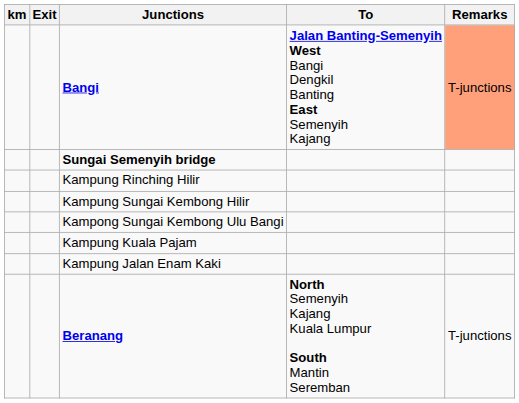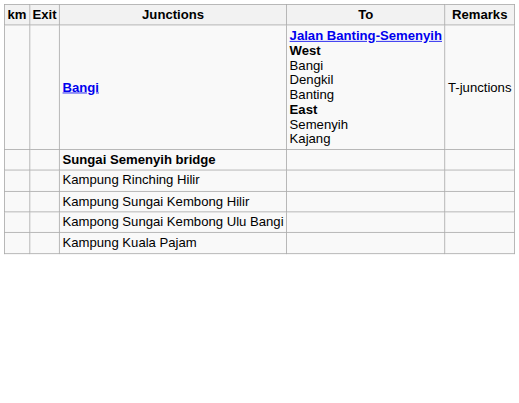(480, 87) lightsalmon background -> (480, 87) no background
- row: (142, 263)
- row: (93, 336)
